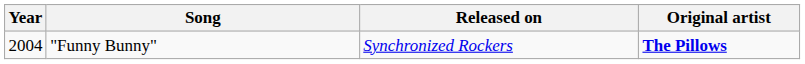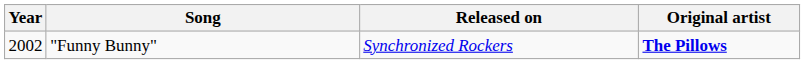(25, 44) 2004 -> (25, 44) 2002
